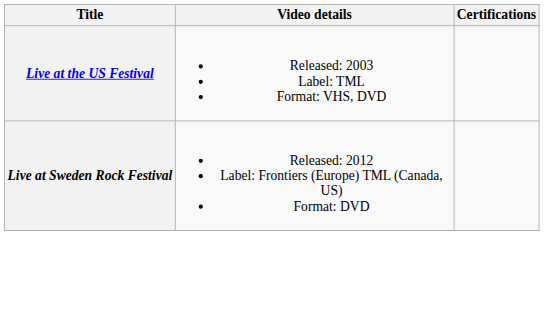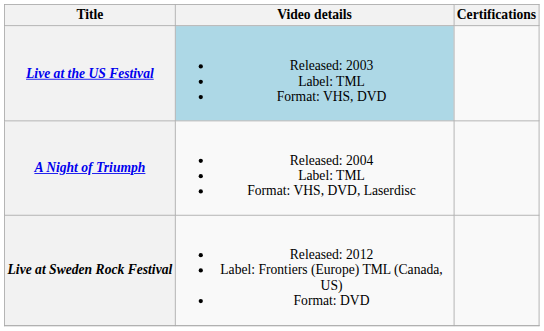(315, 81) no background -> (315, 81) lightblue background
+ row: (90, 168)
